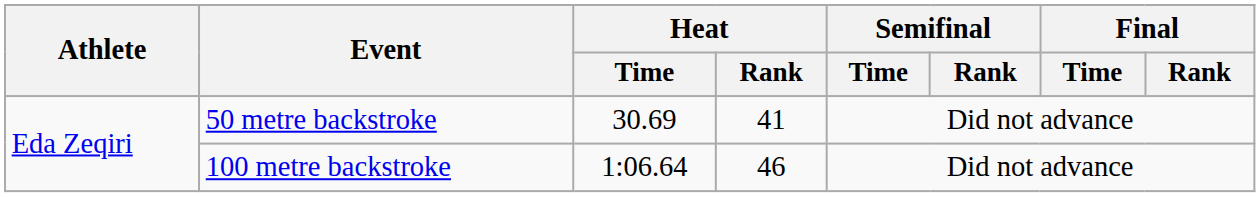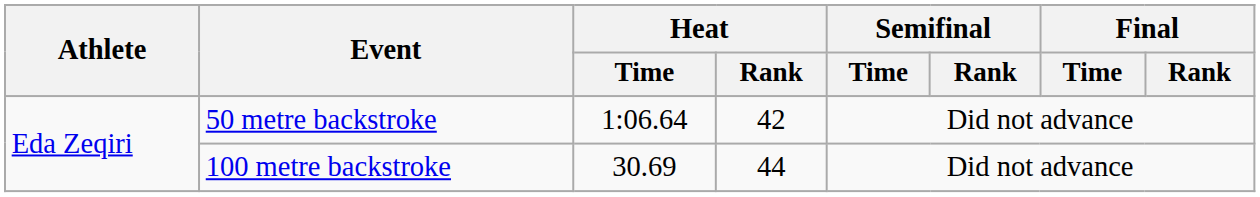(644, 119) 30.69 -> (644, 119) 1:06.64
(771, 119) 41 -> (771, 119) 42
(644, 166) 1:06.64 -> (644, 166) 30.69
(771, 166) 46 -> (771, 166) 44
